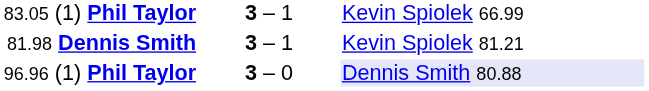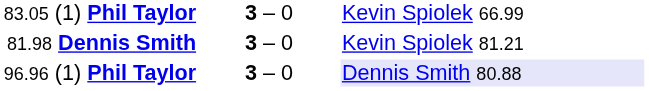(269, 13) 3 – 1 -> (269, 13) 3 – 0
(269, 43) 3 – 1 -> (269, 43) 3 – 0
